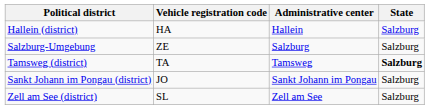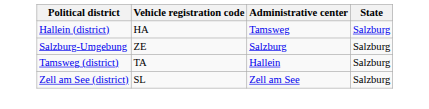(287, 29) Hallein -> (269, 29) Tamsweg
(292, 63) Tamsweg -> (265, 63) Hallein
(402, 63) bold -> (372, 63) normal
- row: (79, 79)
